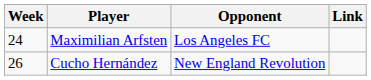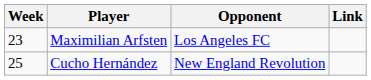(15, 39) 24 -> (15, 39) 23
(15, 63) 26 -> (15, 63) 25
